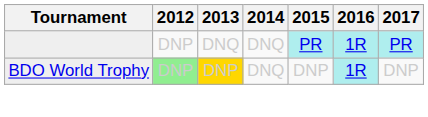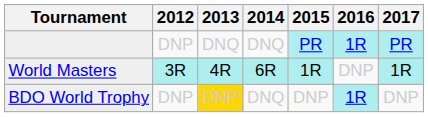+ row: (62, 71)
(175, 71) lightgreen background -> (175, 97) no background
